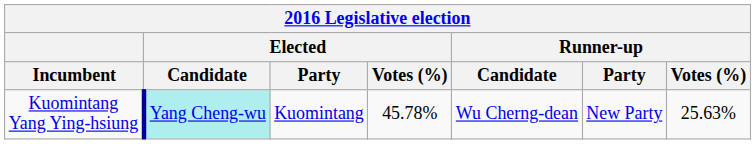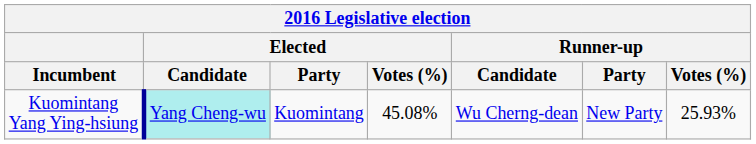(410, 114) 45.78% -> (410, 114) 45.08%
(708, 114) 25.63% -> (708, 114) 25.93%
